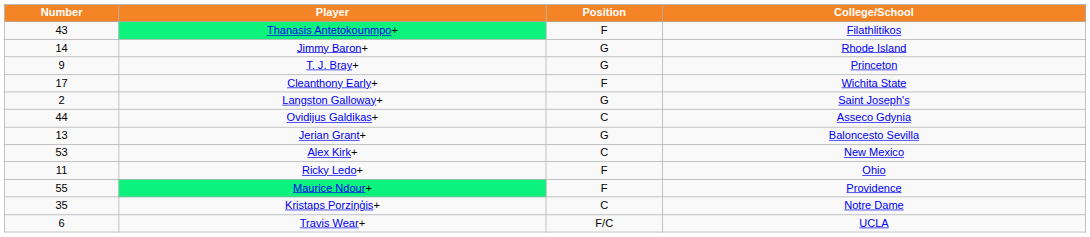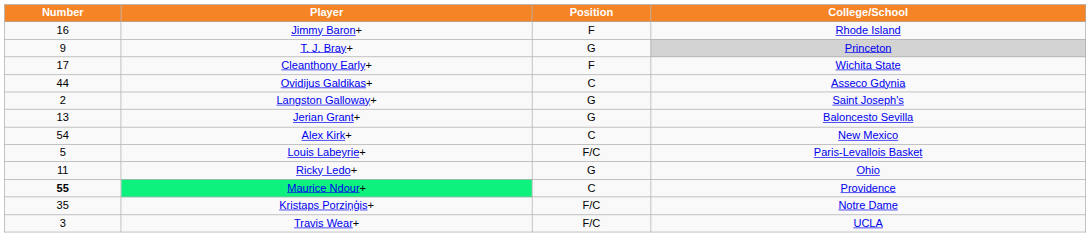- row: (332, 30)
(62, 48) 14 -> (63, 30) 16
(604, 48) G -> (591, 30) F
(874, 65) no background -> (868, 48) lightgrey background
rows swapped: (332, 118) <-> (332, 100)
(62, 153) 53 -> (63, 135) 54
+ row: (327, 153)
(604, 170) F -> (591, 170) G
(62, 188) normal -> (63, 188) bold
(604, 188) F -> (591, 188) C
(604, 205) C -> (591, 205) F/C
(62, 223) 6 -> (63, 223) 3
